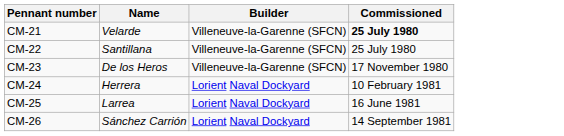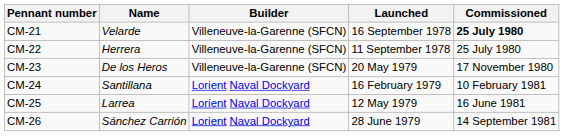+ column: (401, 13)
(127, 49) Santillana -> (121, 49) Herrera
(121, 85) Herrera -> (127, 85) Santillana
